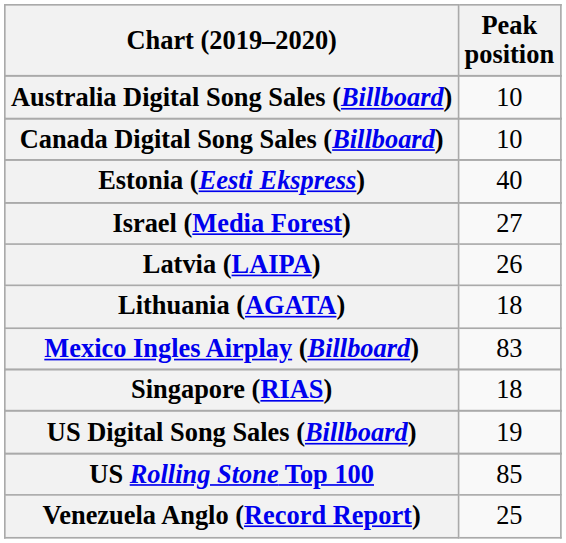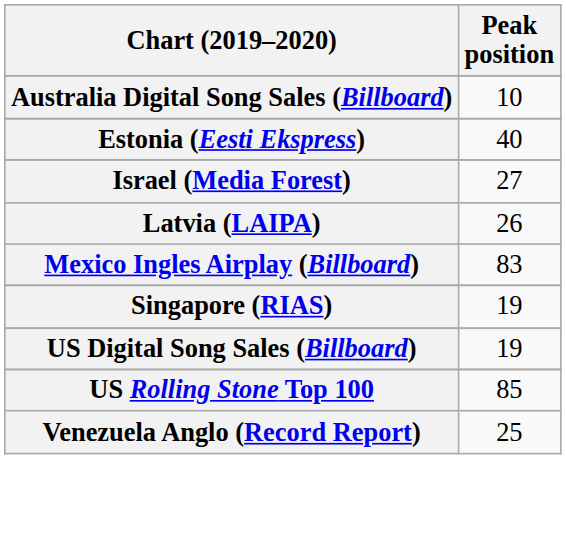- row: (232, 138)
- row: (232, 306)
(509, 390) 18 -> (509, 306) 19
